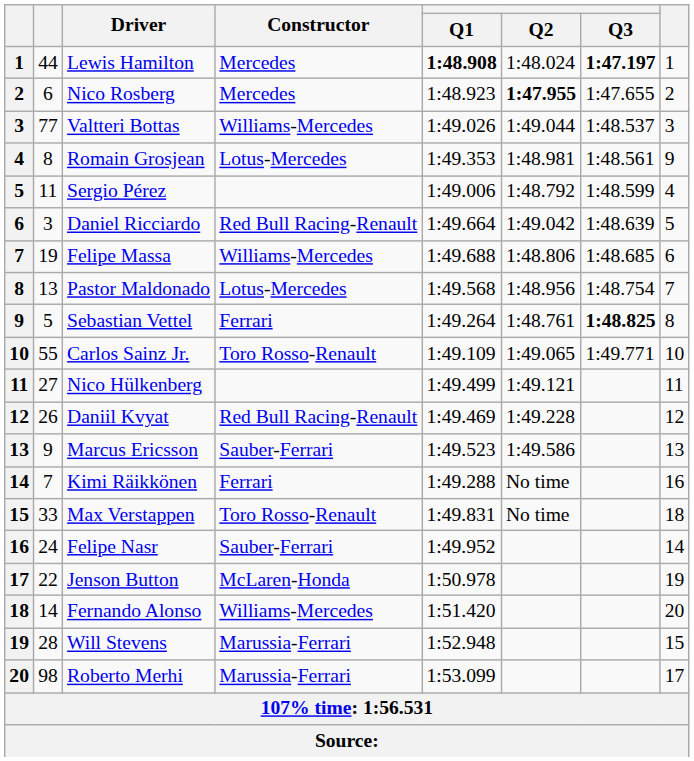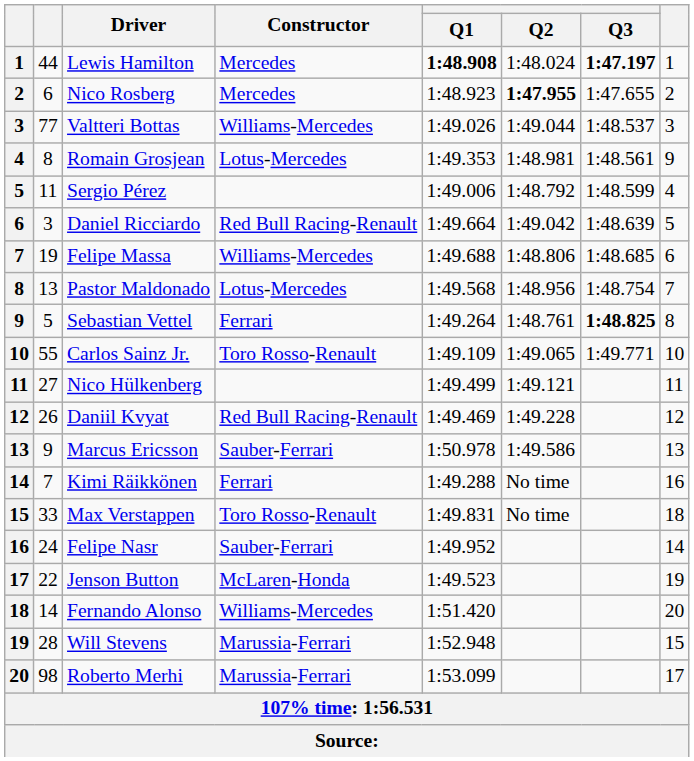(461, 449) 1:49.523 -> (461, 449) 1:50.978
(461, 578) 1:50.978 -> (461, 578) 1:49.523
